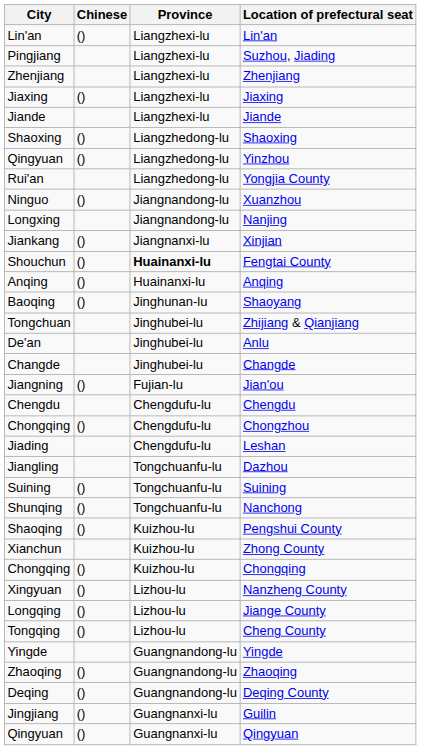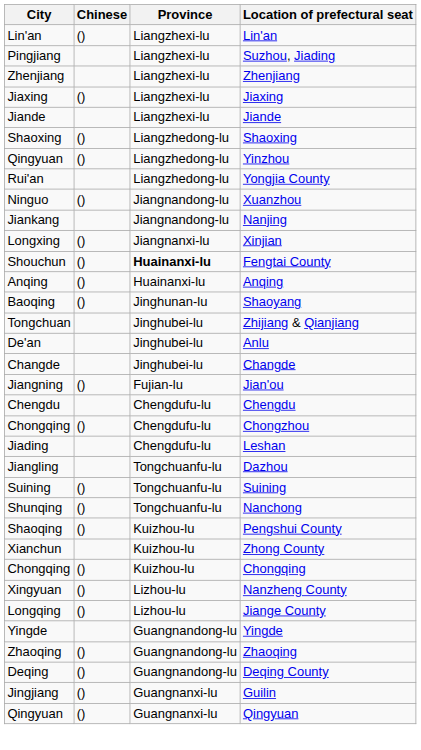(34, 220) Longxing -> (33, 220) Jiankang
(33, 240) Jiankang -> (34, 240) Longxing
- row: (284, 631)
